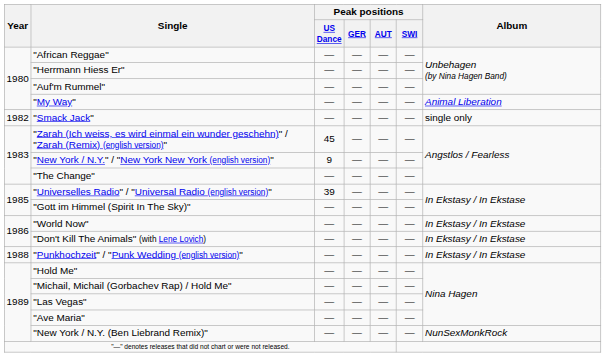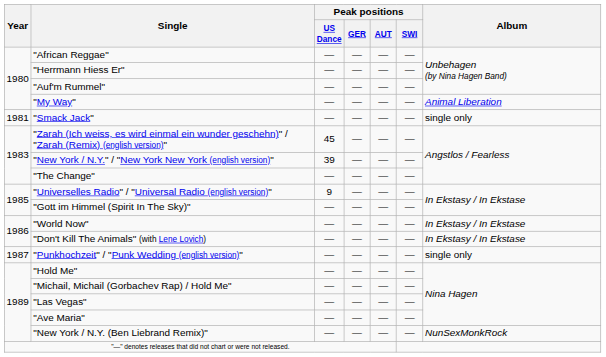(18, 117) 1982 -> (18, 117) 1981
(329, 160) 9 -> (329, 160) 39
(329, 192) 39 -> (329, 192) 9
(18, 254) 1988 -> (18, 254) 1987
(475, 254) In Ekstasy / In Ekstase -> (448, 254) single only
